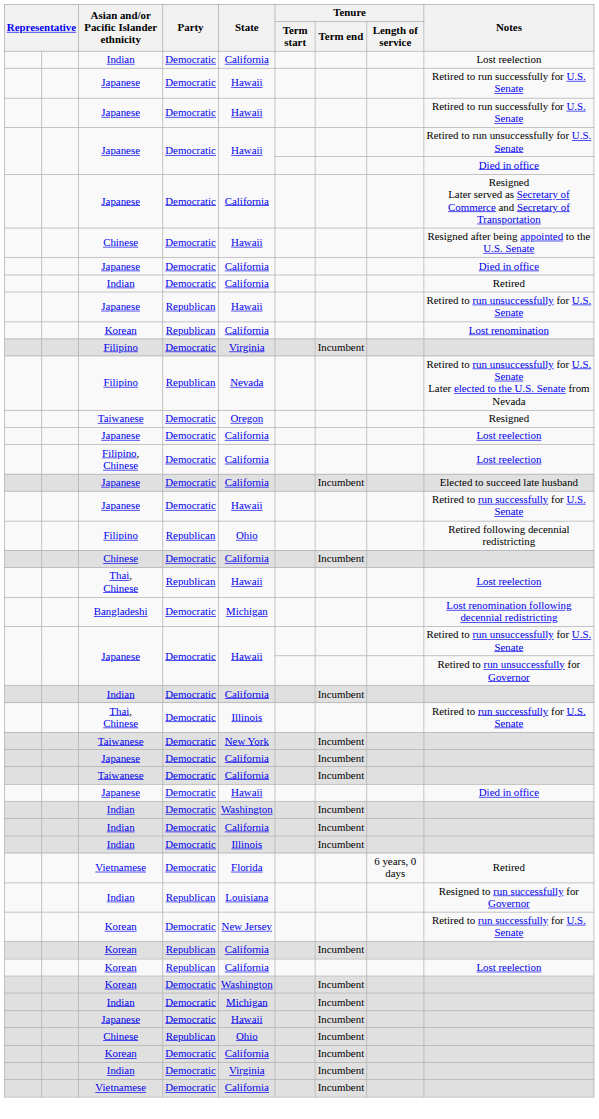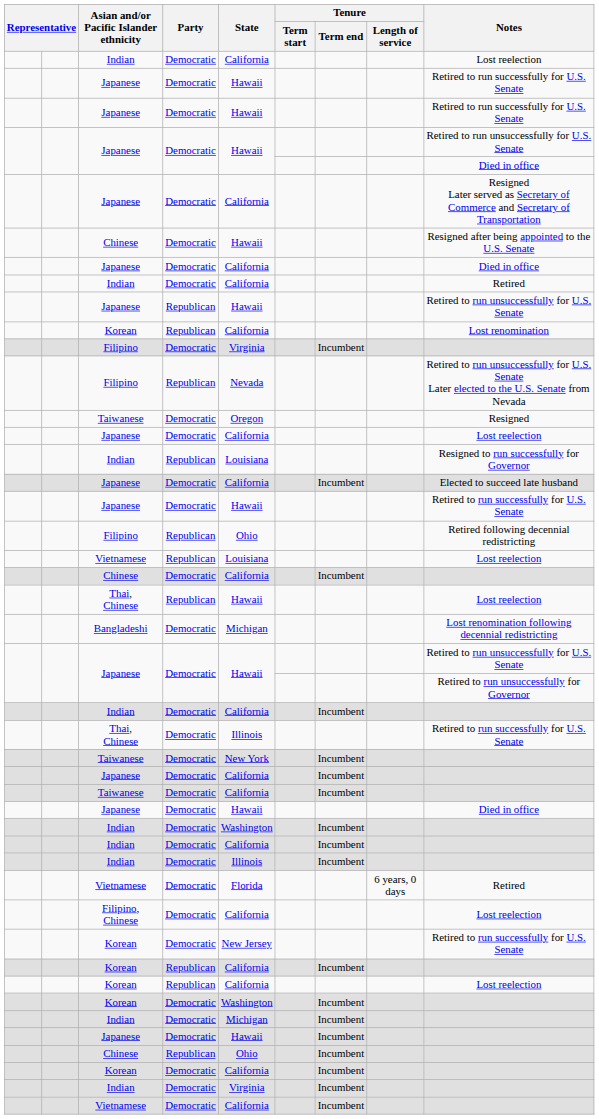rows swapped: (121, 897) <-> (121, 459)
+ row: (121, 559)
